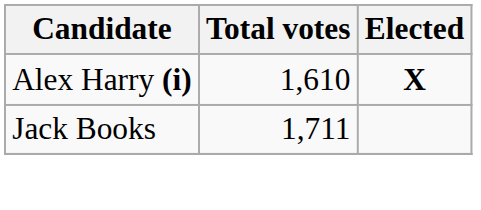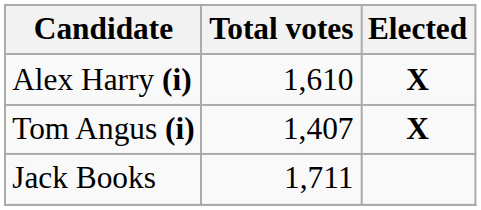+ row: (103, 128)
